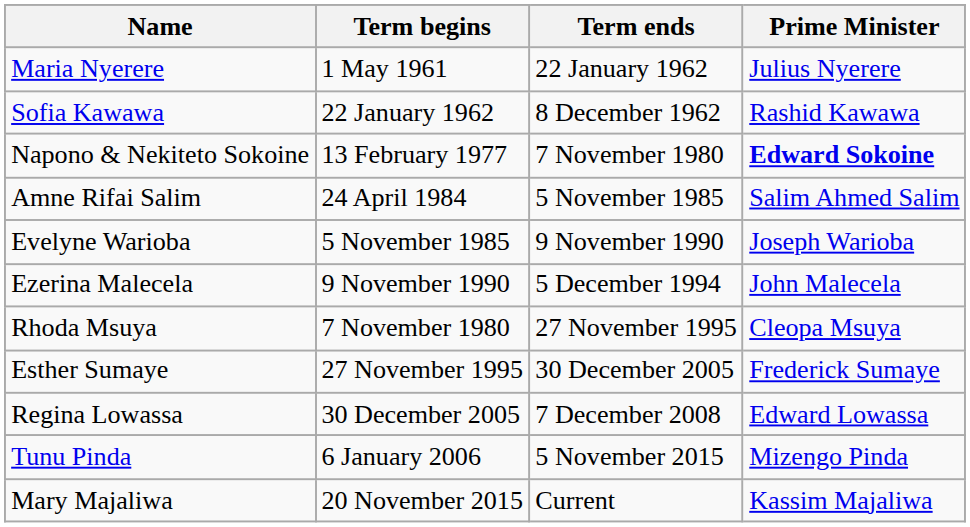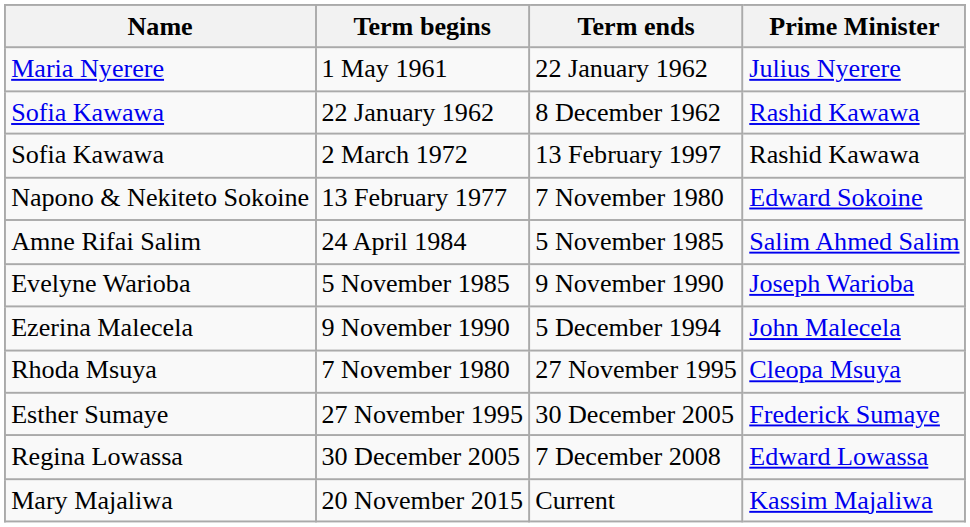+ row: (395, 154)
(842, 154) bold -> (836, 197) normal
- row: (401, 456)
